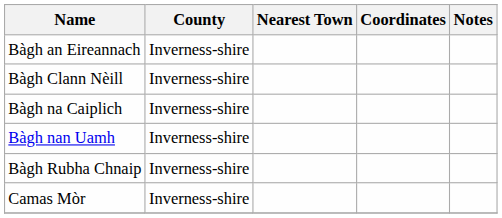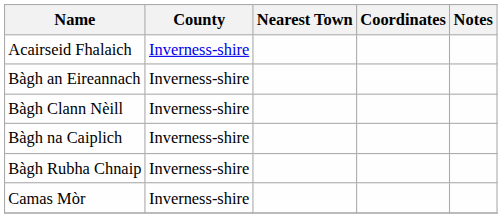+ row: (70, 49)
- row: (62, 138)
